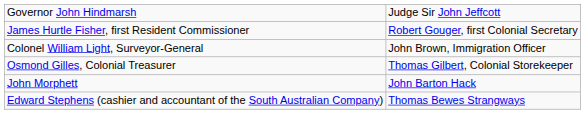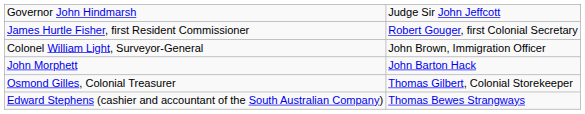rows swapped: (91, 65) <-> (42, 83)
